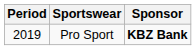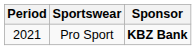(27, 34) 2019 -> (27, 34) 2021
